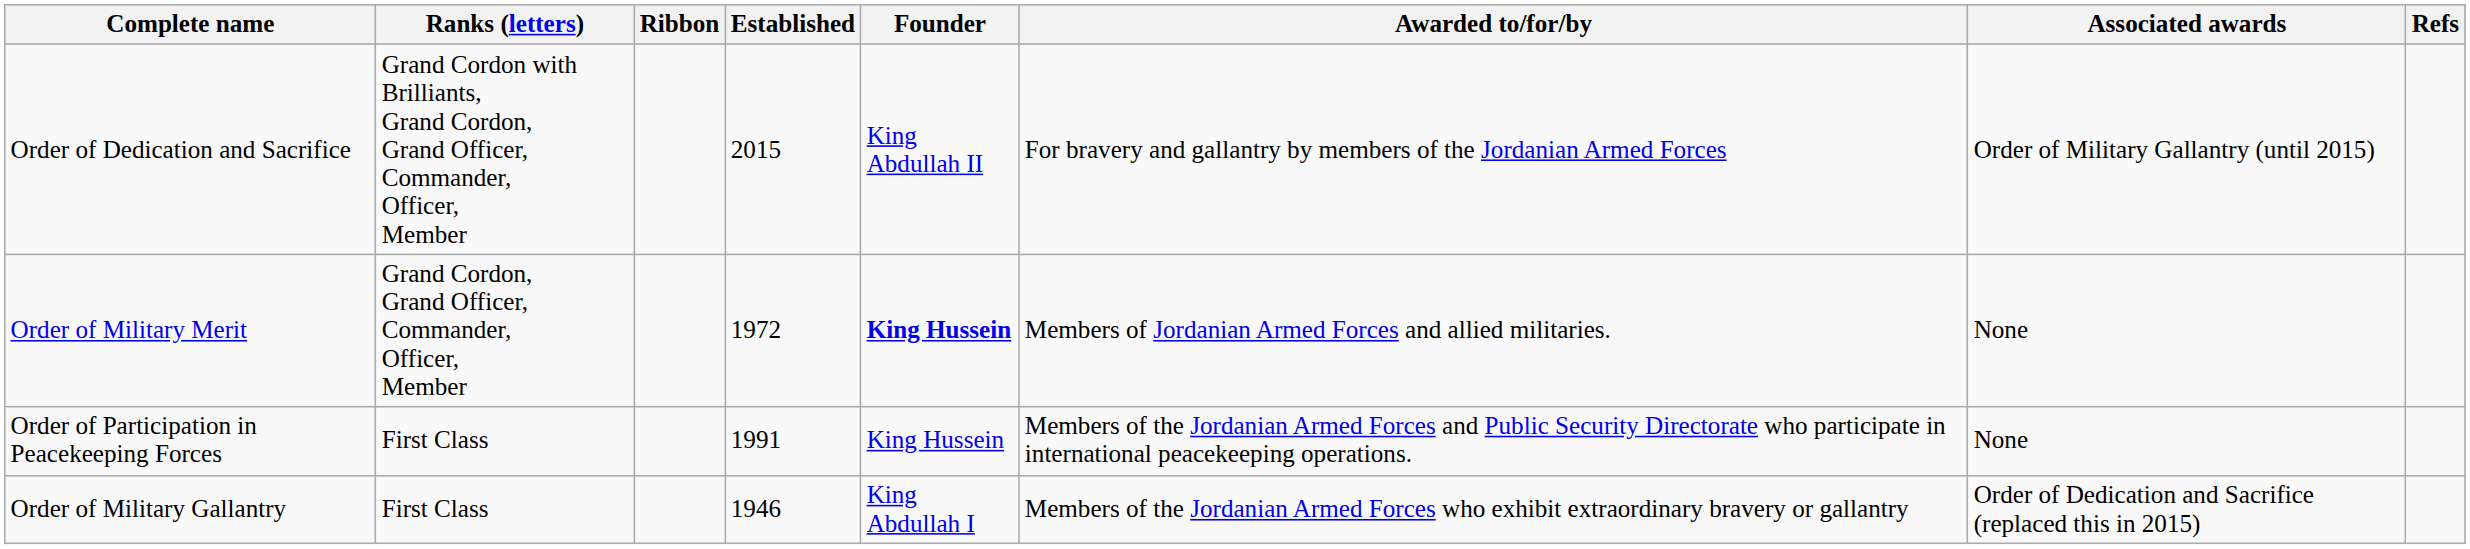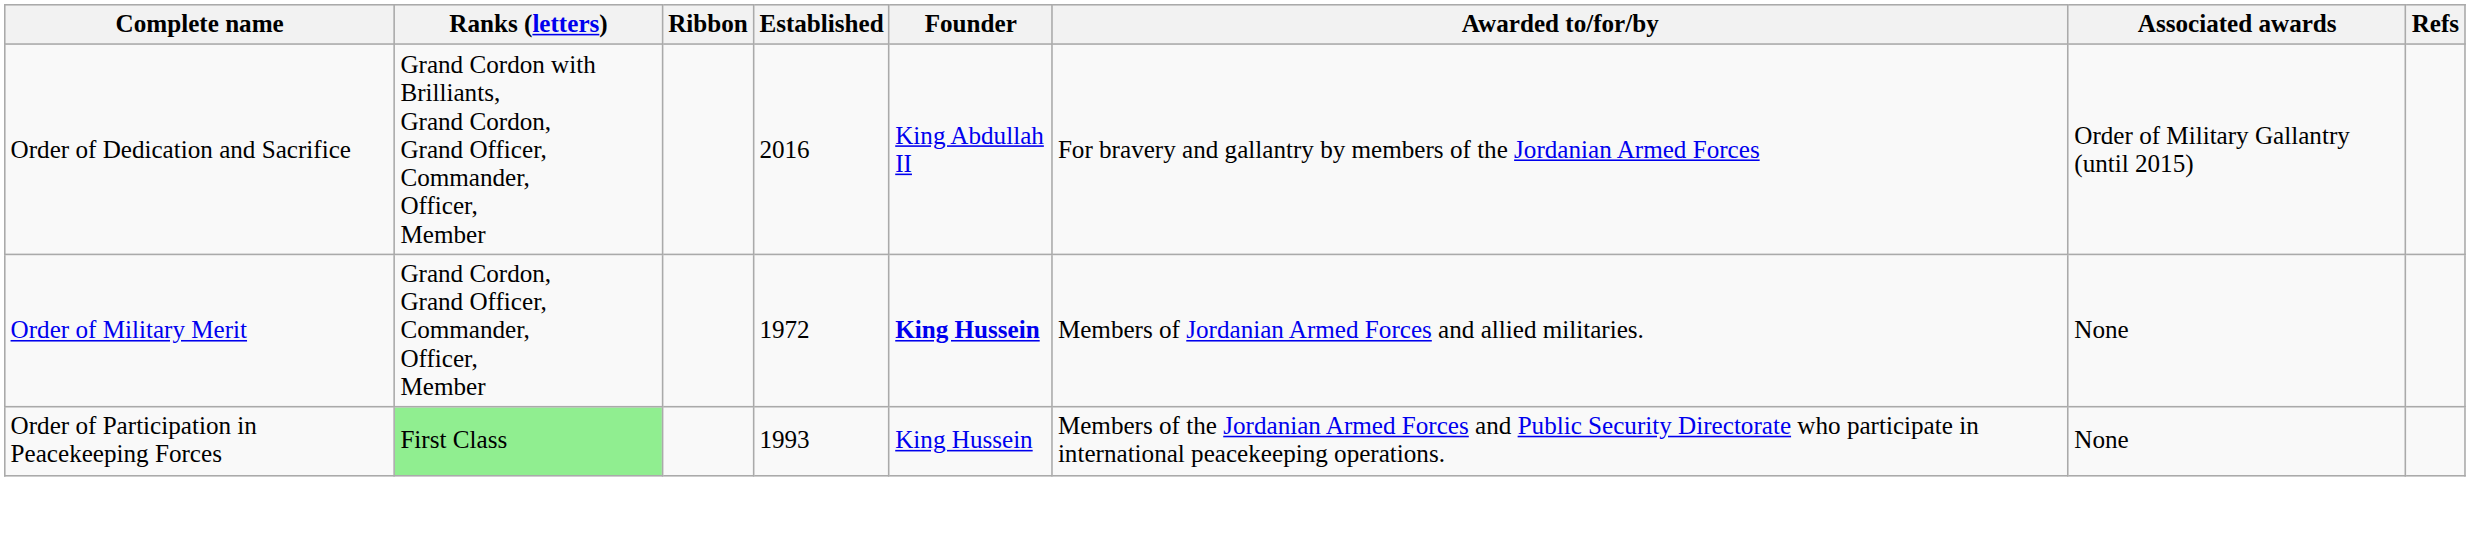(756, 149) 2015 -> (785, 149) 2016
(435, 440) no background -> (454, 440) lightgreen background
(756, 440) 1991 -> (785, 440) 1993
- row: (148, 508)
